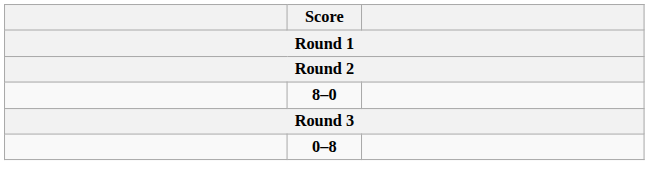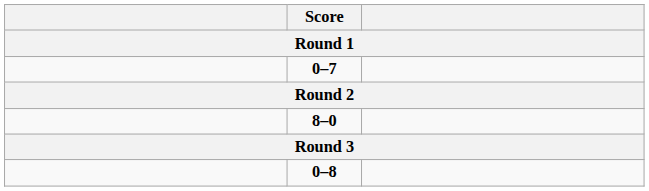+ row: (324, 69)
